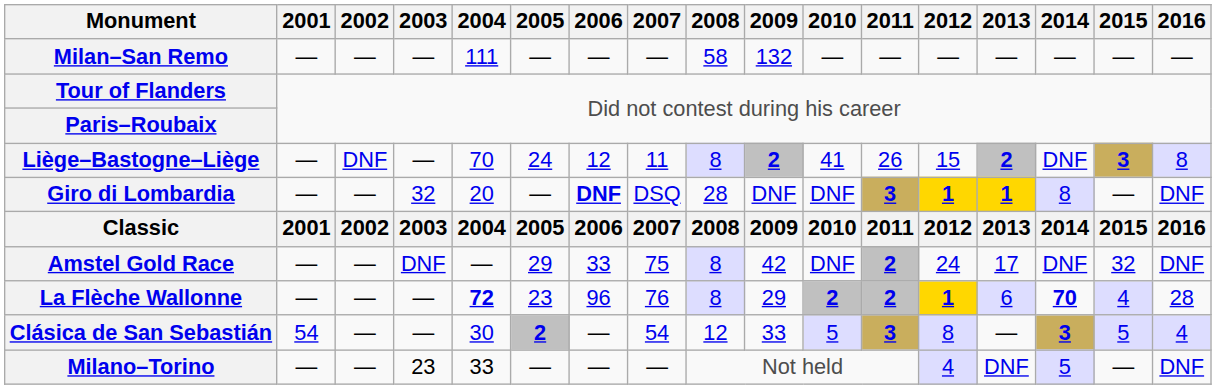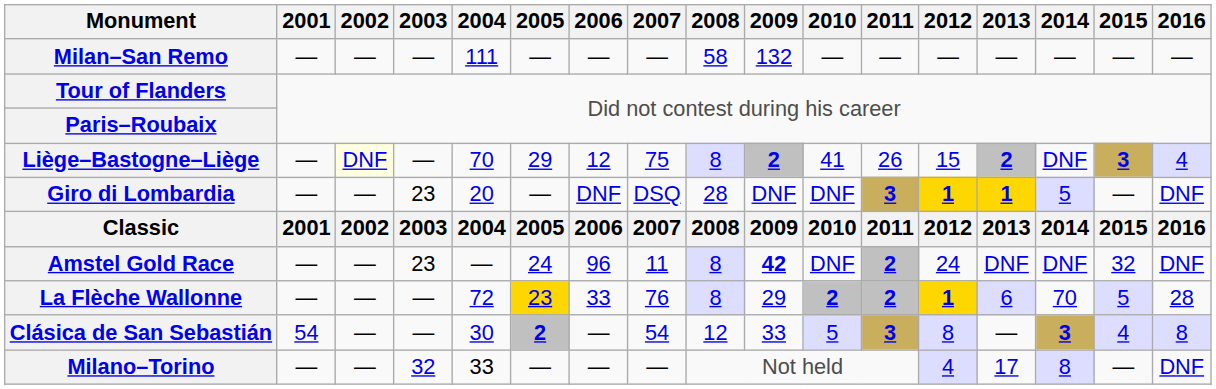(365, 159) no background -> (365, 159) lightyellow background
(540, 159) 24 -> (540, 159) 29
(657, 159) 11 -> (657, 159) 75
(1182, 159) 8 -> (1182, 159) 4
(423, 194) 32 -> (423, 194) 23
(599, 194) bold -> (599, 194) normal
(1065, 194) 8 -> (1065, 194) 5
(423, 263) DNF -> (423, 263) 23
(540, 263) 29 -> (540, 263) 24
(599, 263) 33 -> (599, 263) 96
(657, 263) 75 -> (657, 263) 11
(774, 263) normal -> (774, 263) bold
(1006, 263) 17 -> (1006, 263) DNF
(482, 297) bold -> (482, 297) normal
(540, 297) no background -> (540, 297) gold background
(599, 297) 96 -> (599, 297) 33
(1065, 297) bold -> (1065, 297) normal
(1123, 297) 4 -> (1123, 297) 5
(1123, 332) 5 -> (1123, 332) 4
(1182, 332) 4 -> (1182, 332) 8
(423, 366) 23 -> (423, 366) 32
(1006, 366) DNF -> (1006, 366) 17
(1065, 366) 5 -> (1065, 366) 8
